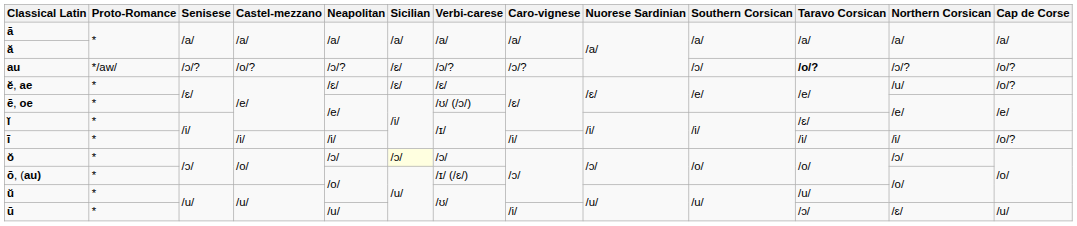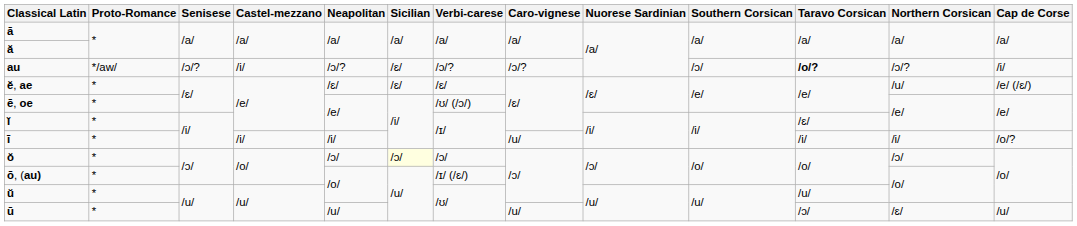(246, 67) /o/? -> (241, 67) /i/
(1006, 67) /o/? -> (1001, 67) /i/
(1006, 85) /o/? -> (1014, 85) /e/ (/ɛ/)
(513, 139) /i/ -> (515, 139) /u/
(513, 211) /i/ -> (515, 211) /u/
